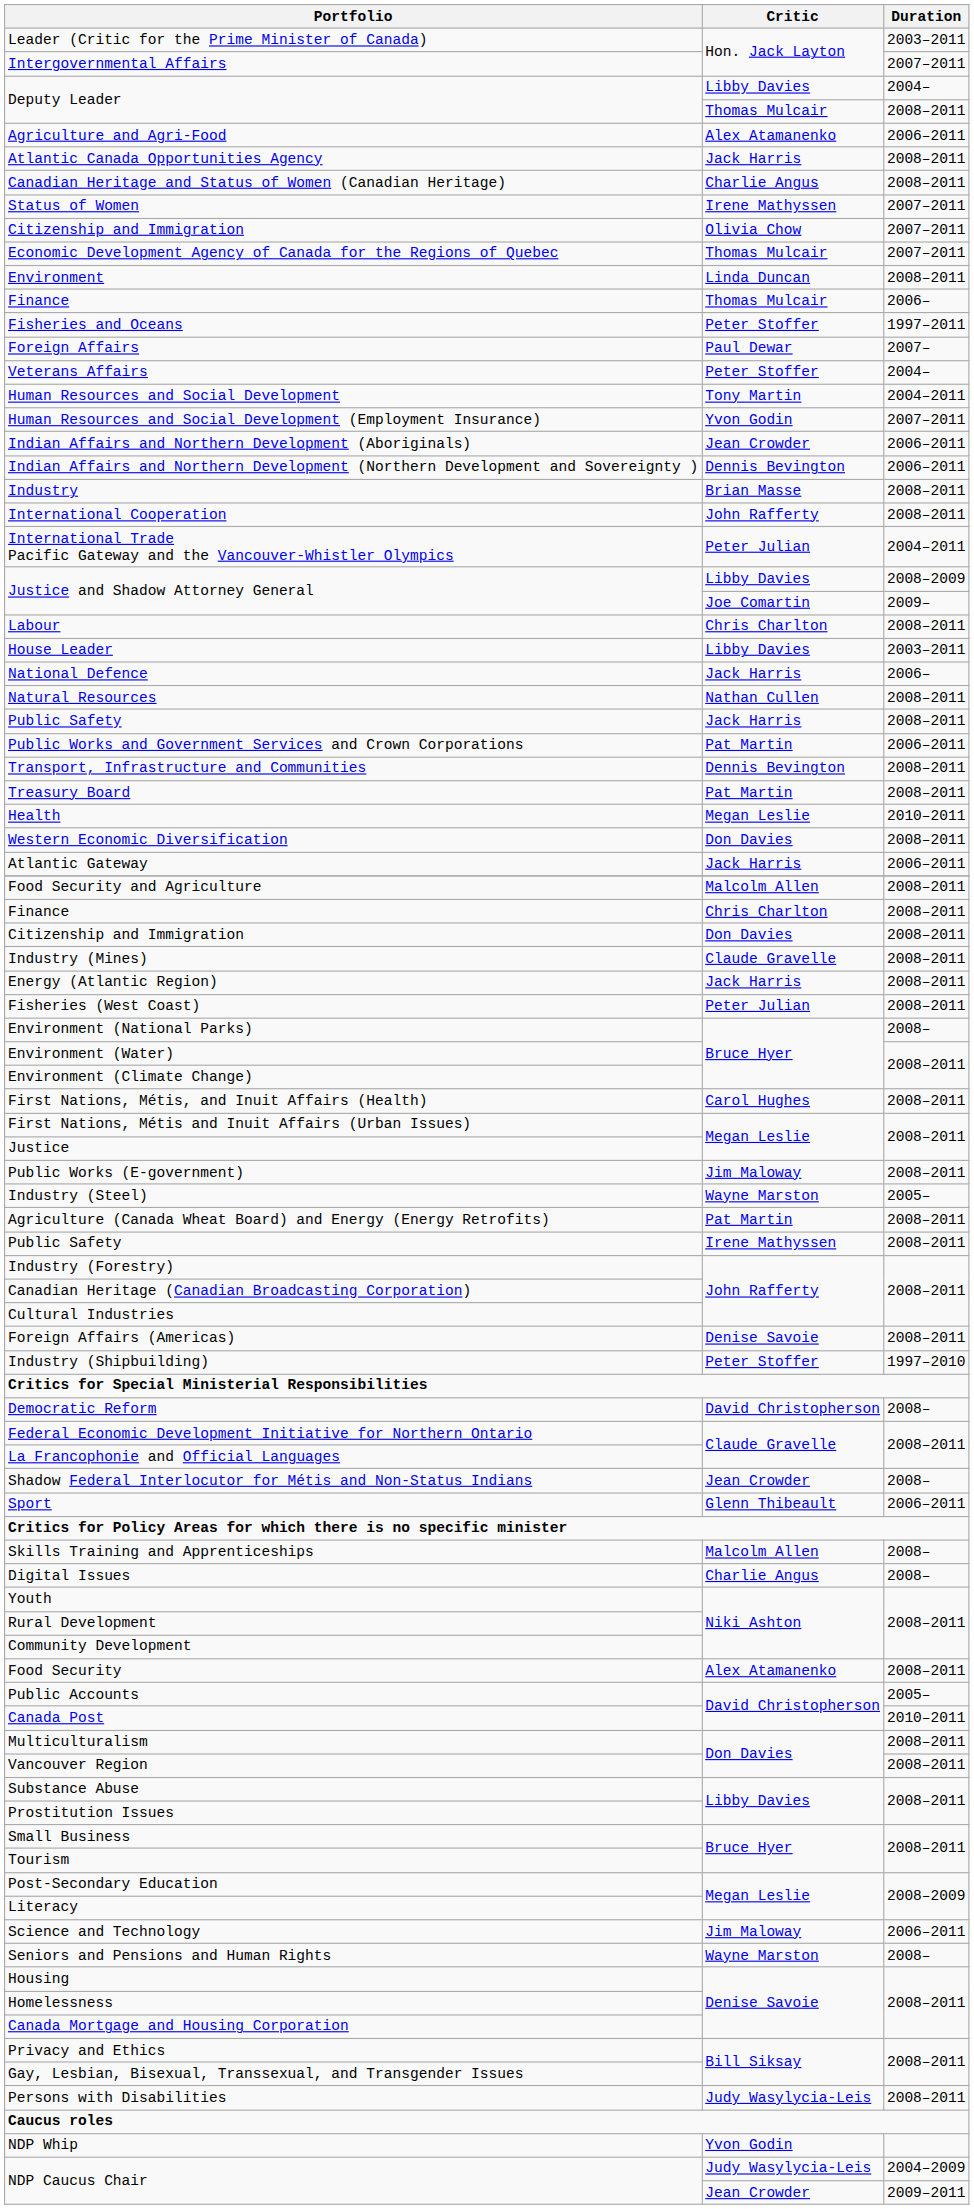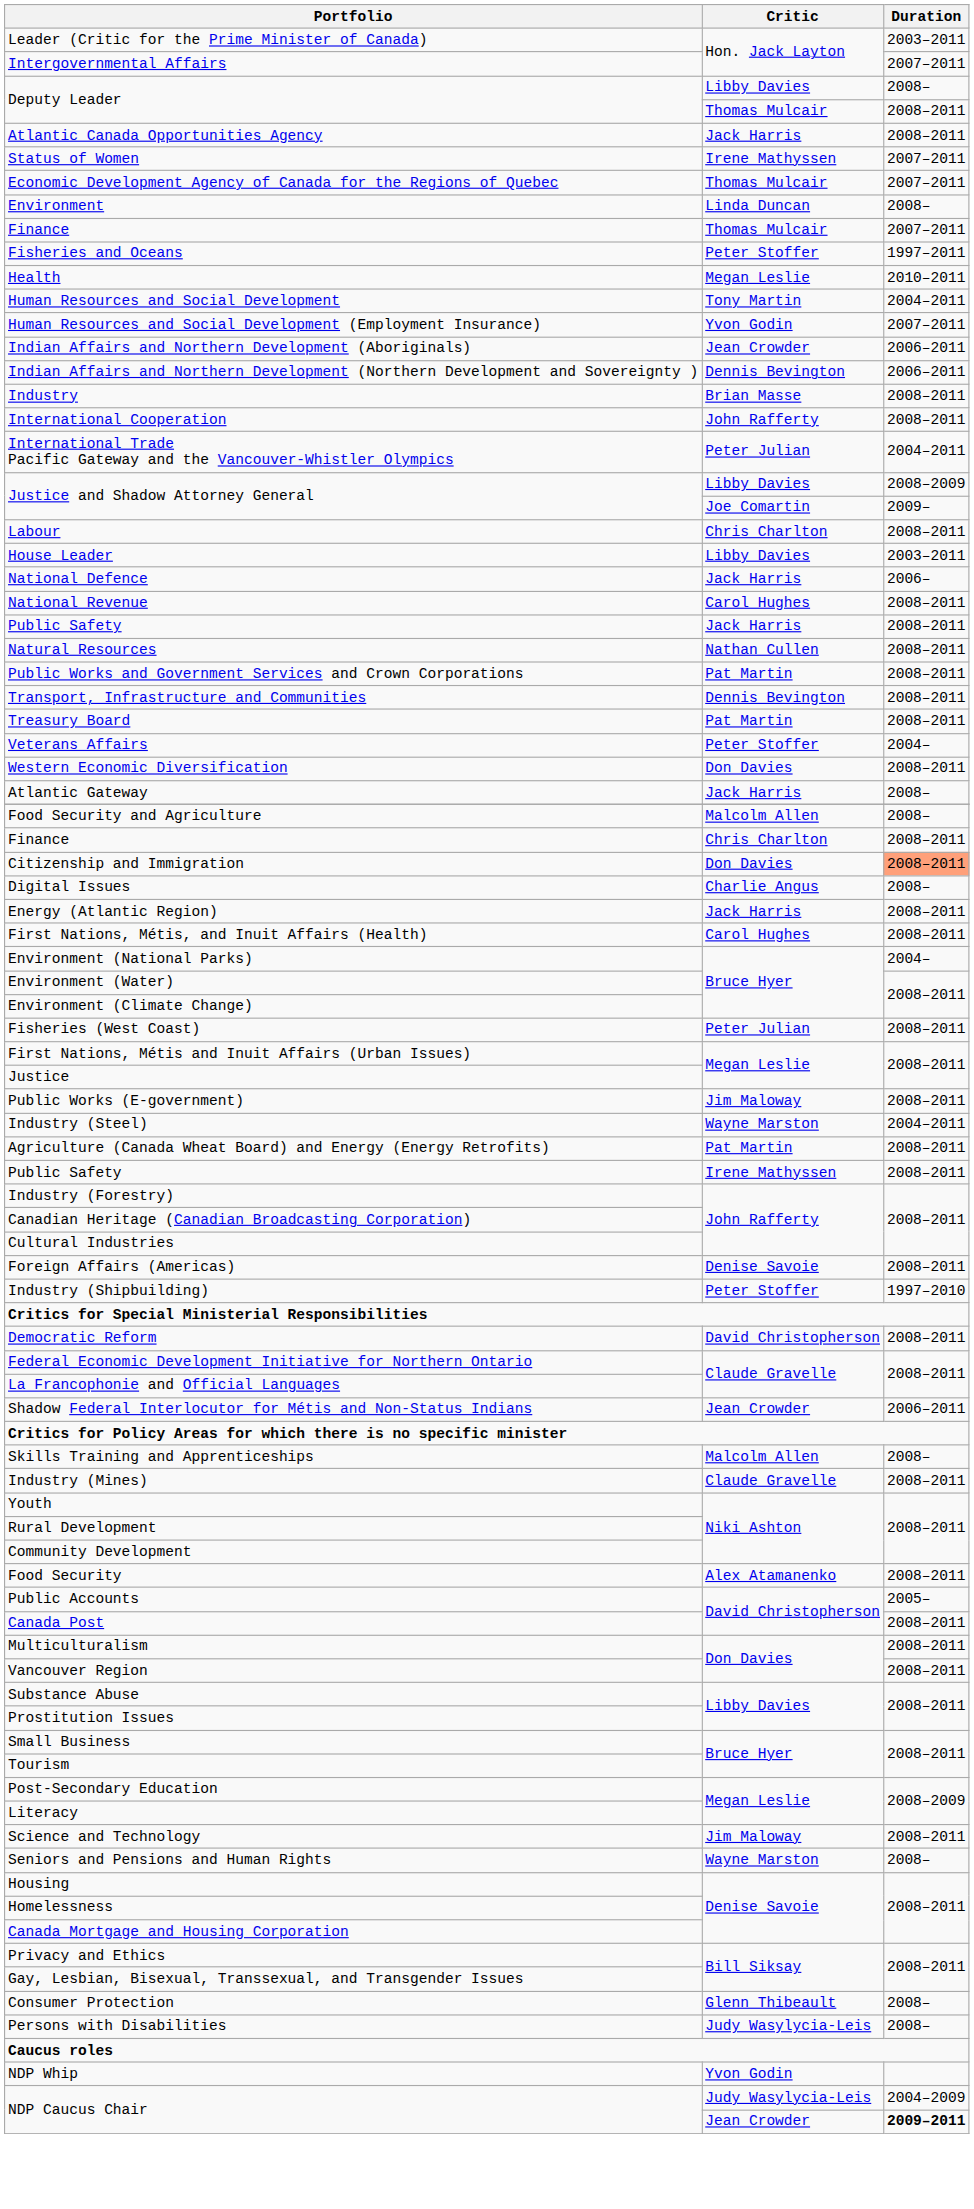(909, 88) 2004– -> (909, 88) 2008–
- row: (117, 135)
- row: (257, 183)
- row: (126, 230)
(926, 277) 2008–2011 -> (909, 206) 2008–
(909, 301) 2006– -> (926, 230) 2007–2011
- row: (74, 349)
rows swapped: (34, 816) <-> (78, 372)
+ row: (78, 603)
rows swapped: (82, 698) <-> (65, 721)
(926, 745) 2006–2011 -> (926, 674) 2008–2011
(926, 864) 2006–2011 -> (909, 793) 2008–
(926, 888) 2008–2011 -> (909, 816) 2008–
(926, 935) no background -> (926, 864) lightsalmon background
rows swapped: (78, 959) <-> (69, 1576)
rows swapped: (218, 1101) <-> (104, 1006)
(909, 1030) 2008– -> (909, 959) 2004–
(909, 1196) 2005– -> (926, 1125) 2004–2011
(909, 1410) 2008– -> (926, 1338) 2008–2011
(909, 1481) 2008– -> (926, 1410) 2006–2011
- row: (30, 1504)
(926, 1718) 2010–2011 -> (926, 1623) 2008–2011
(926, 1932) 2006–2011 -> (926, 1837) 2008–2011
+ row: (91, 2003)
(926, 2098) 2008–2011 -> (909, 2027) 2008–
(926, 2193) normal -> (926, 2121) bold
